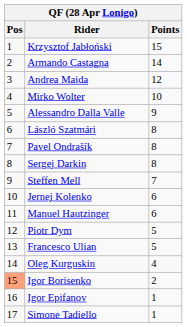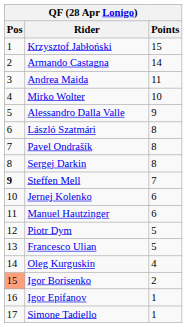(156, 79) 12 -> (156, 79) 11
(9, 180) normal -> (9, 180) bold
